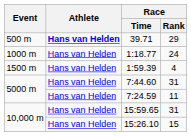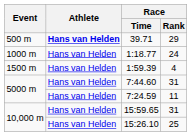(174, 125) 15 -> (174, 125) 25
